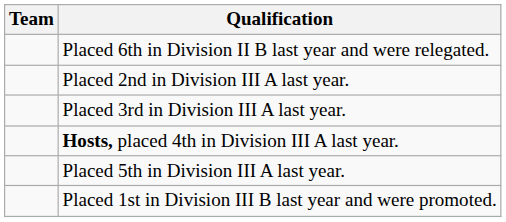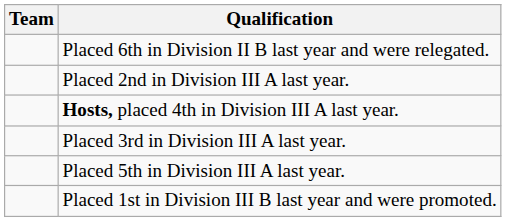rows swapped: (204, 110) <-> (231, 140)
